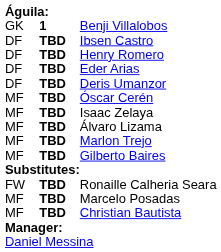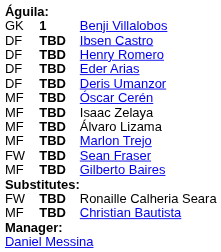+ row: (115, 155)
- row: (130, 198)
